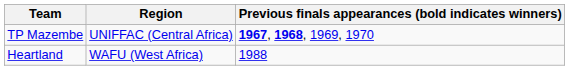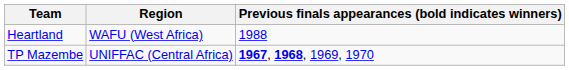rows swapped: (35, 55) <-> (45, 34)
